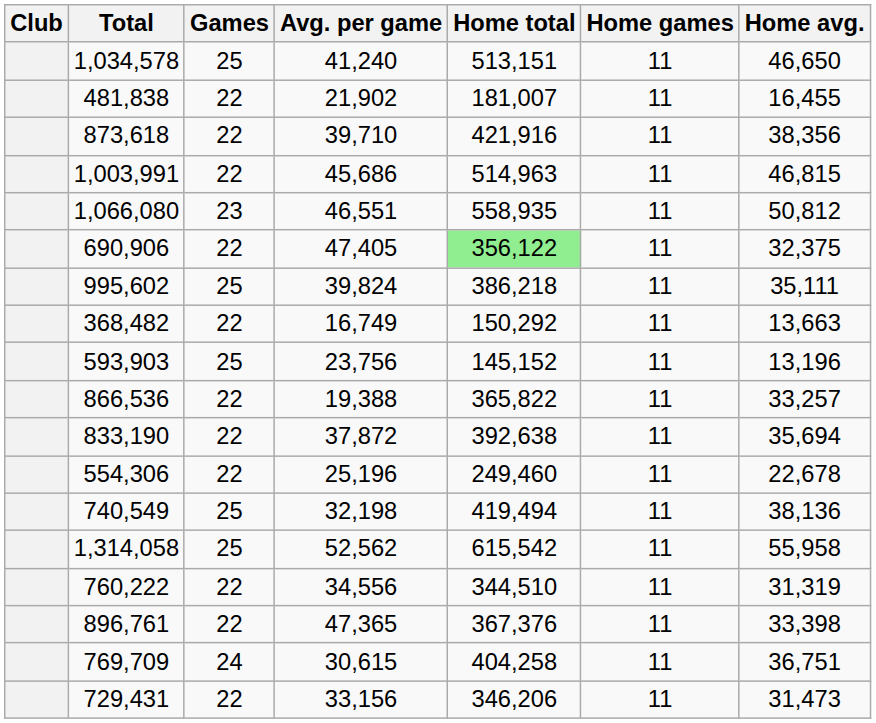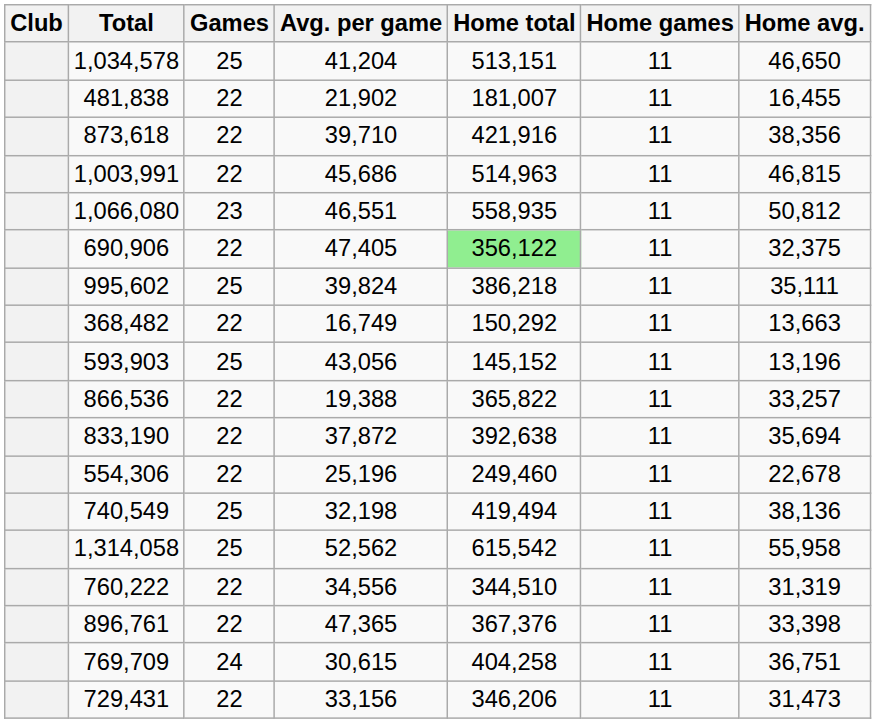(361, 60) 41,240 -> (361, 60) 41,204
(361, 361) 23,756 -> (361, 361) 43,056
